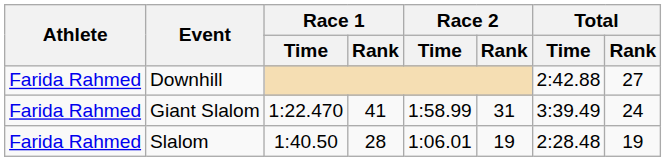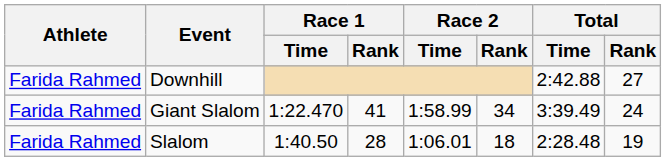(504, 111) 31 -> (504, 111) 34
(504, 141) 19 -> (504, 141) 18
